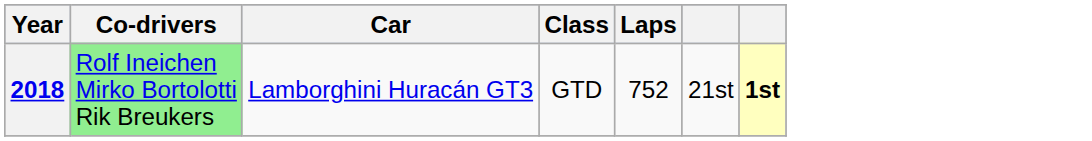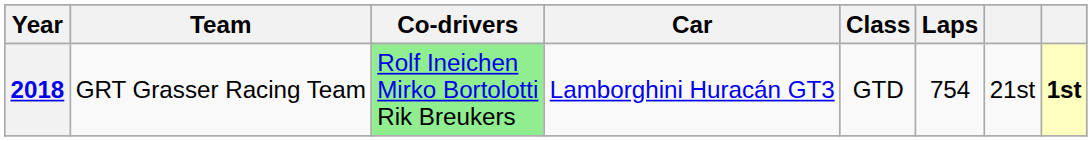+ column: (221, 24)
(649, 89) 752 -> (950, 89) 754
